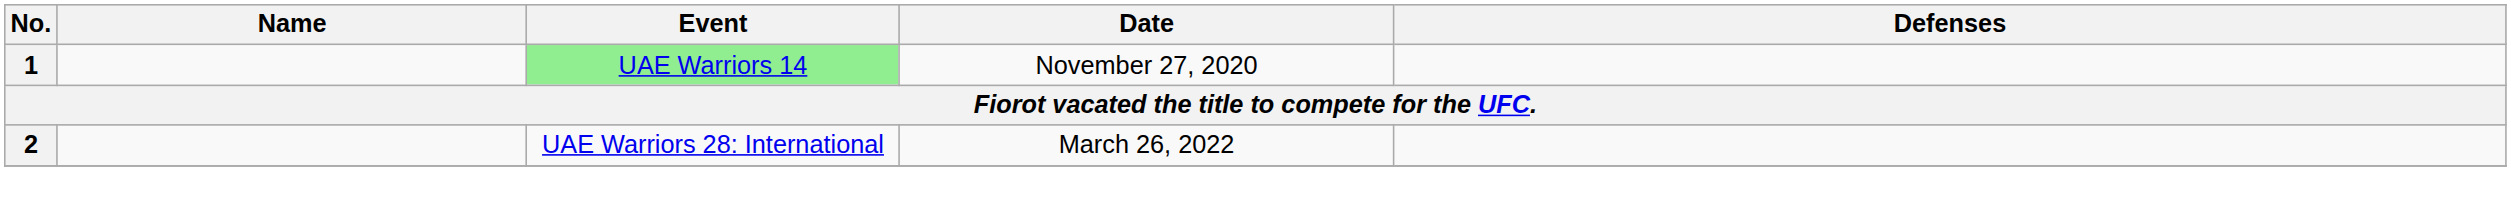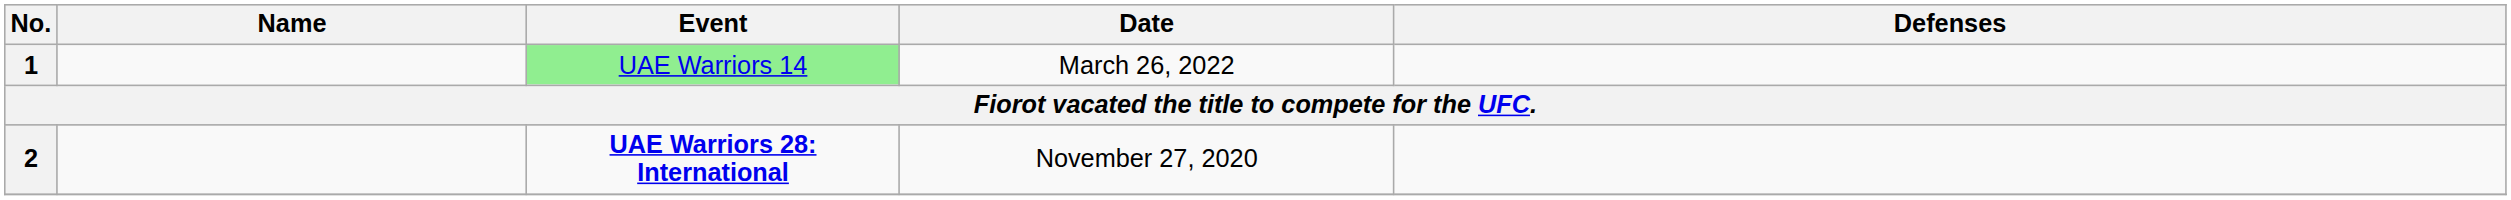(1147, 64) November 27, 2020 -> (1147, 64) March 26, 2022
(713, 144) normal -> (713, 159) bold
(1147, 144) March 26, 2022 -> (1147, 159) November 27, 2020
